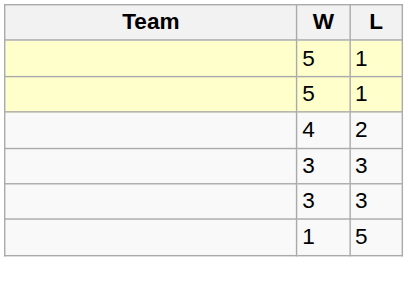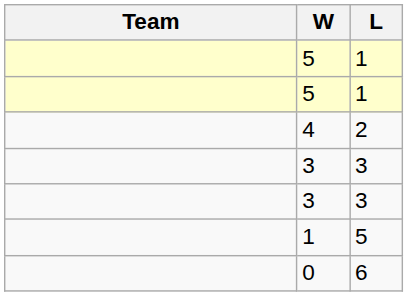+ row: (309, 272)
